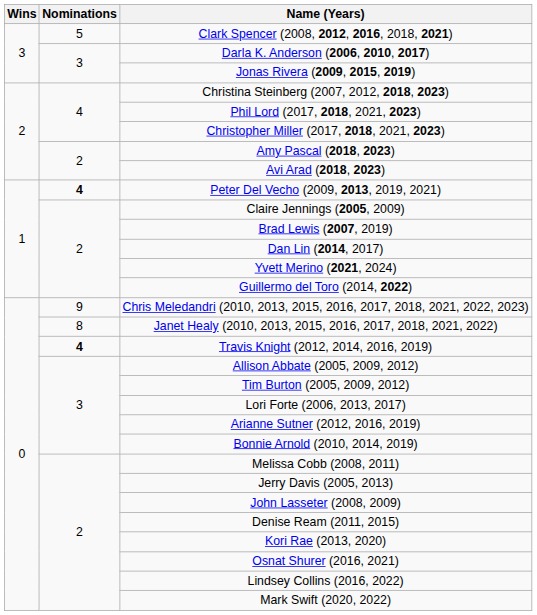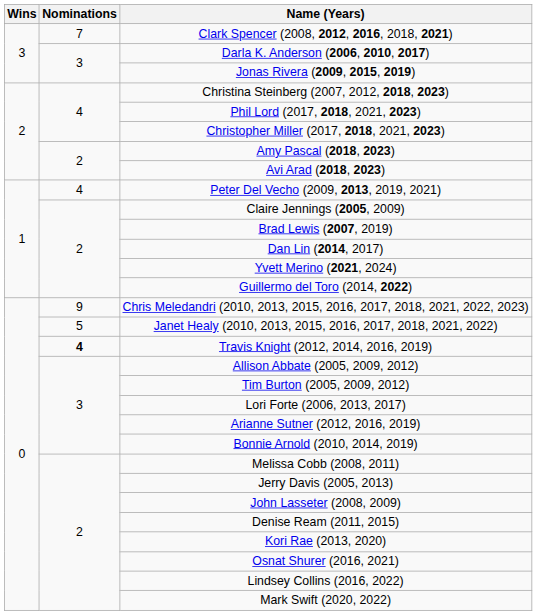(80, 33) 5 -> (80, 33) 7
(80, 190) bold -> (80, 190) normal
(80, 326) 8 -> (80, 326) 5
